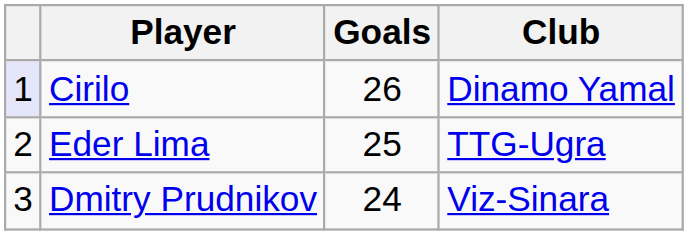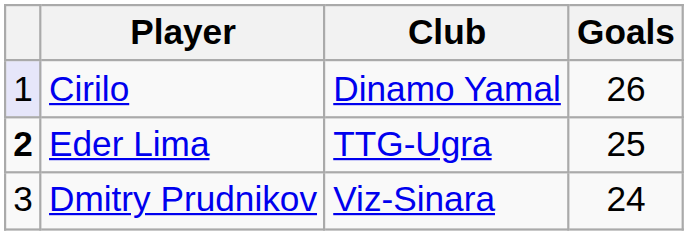columns swapped: (561, 32) <-> (382, 32)
(23, 144) normal -> (23, 144) bold
